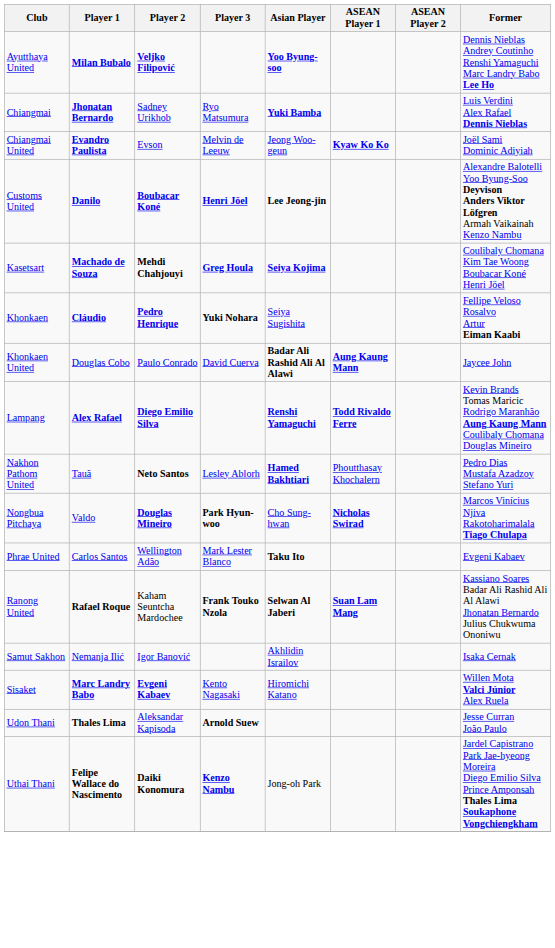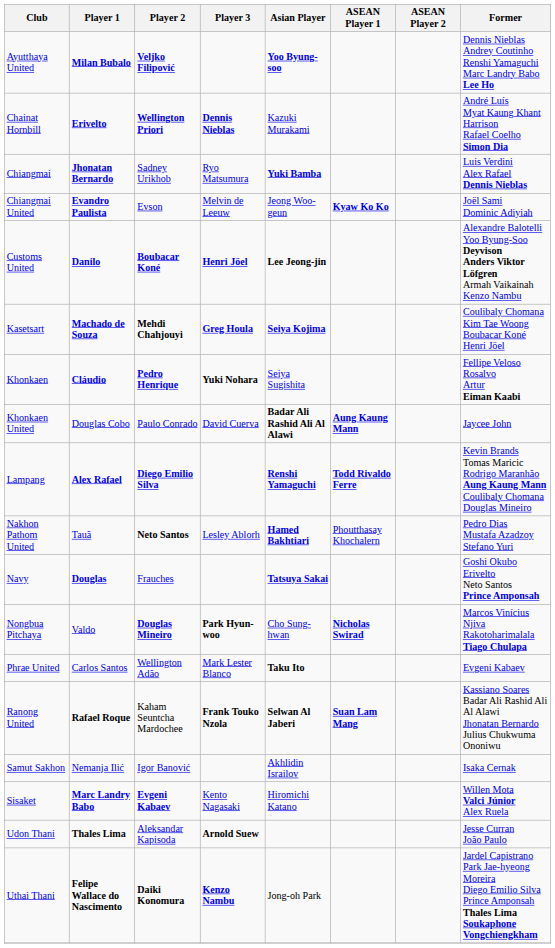+ row: (24, 123)
+ row: (18, 579)
